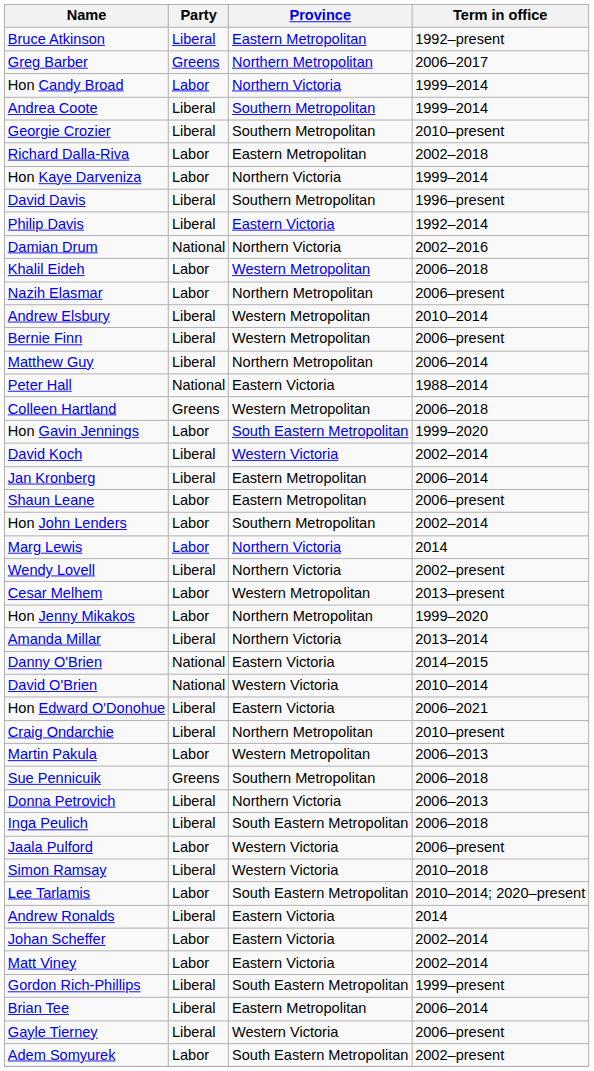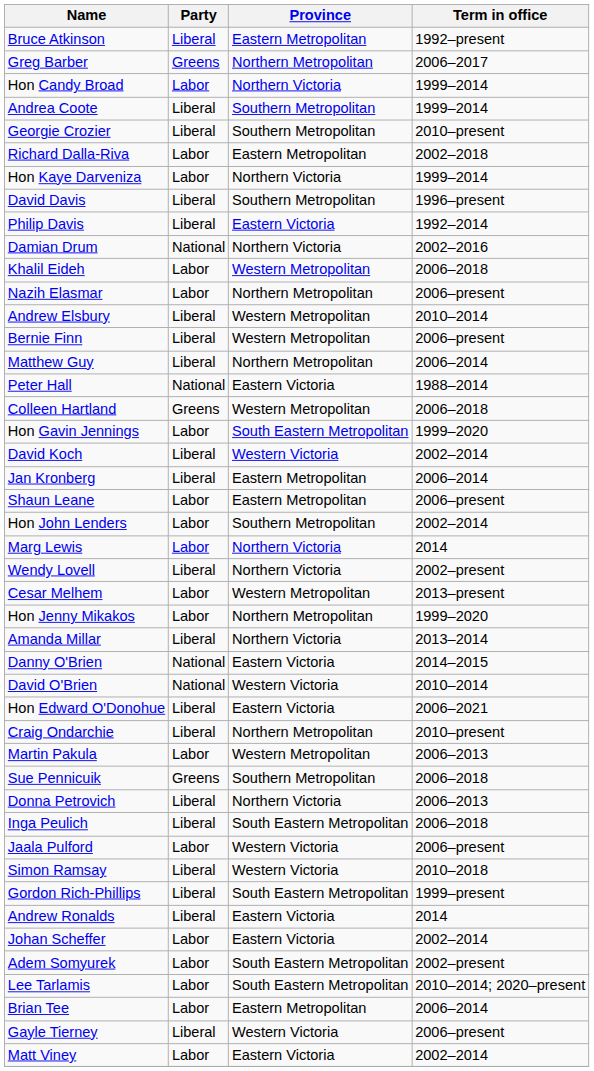rows swapped: (74, 985) <-> (49, 893)
rows swapped: (62, 1055) <-> (42, 962)
(194, 1008) Liberal -> (191, 1008) Labor
